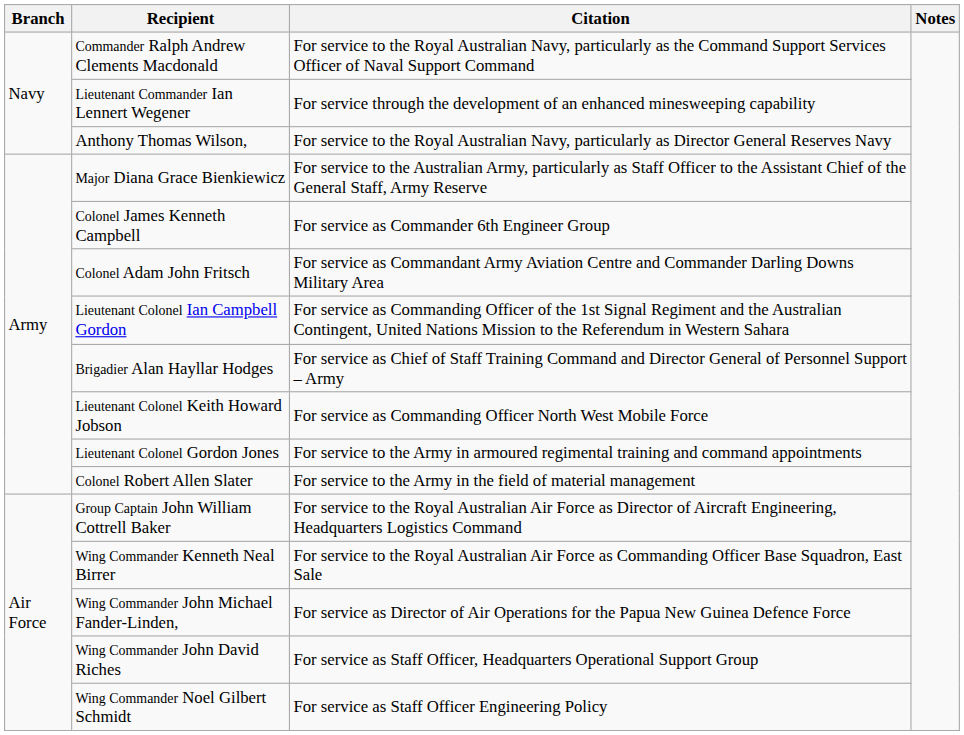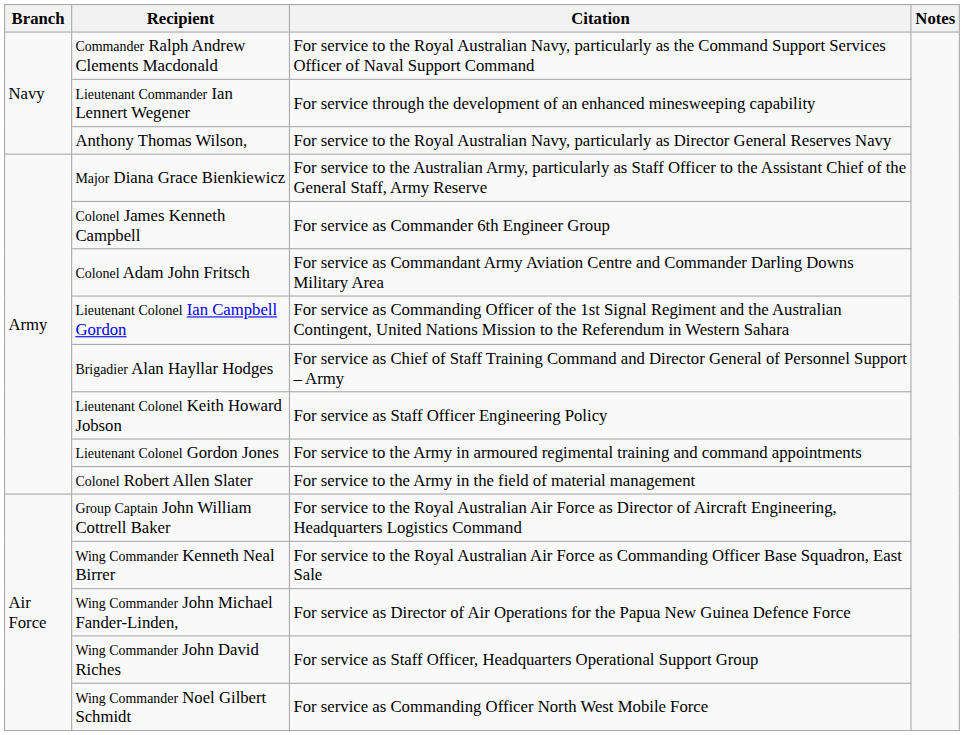(501, 415) For service as Commanding Officer North West Mobile Force -> (450, 415) For service as Staff Officer Engineering Policy
(450, 707) For service as Staff Officer Engineering Policy -> (501, 707) For service as Commanding Officer North West Mobile Force
